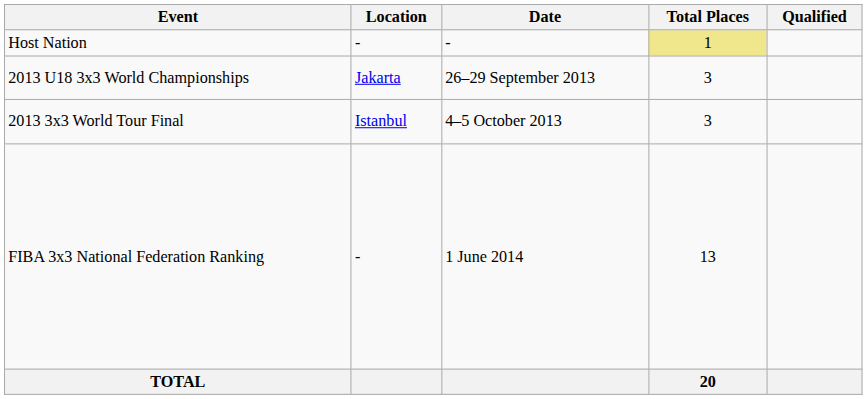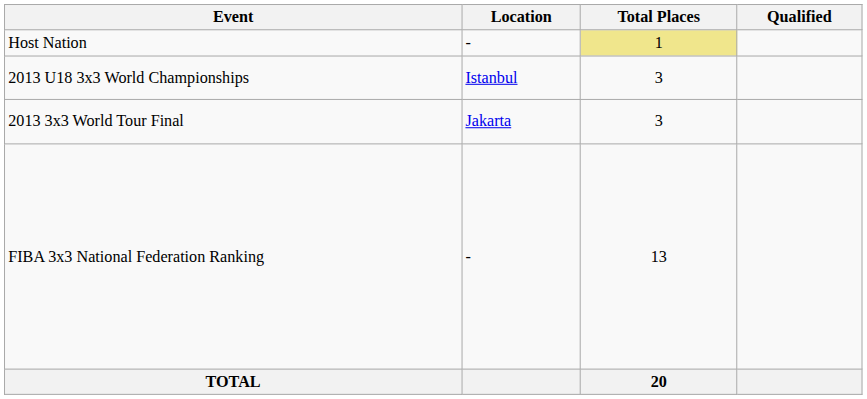- column: (545, 17)
(378, 77) Jakarta -> (491, 77) Istanbul
(381, 121) Istanbul -> (488, 121) Jakarta
